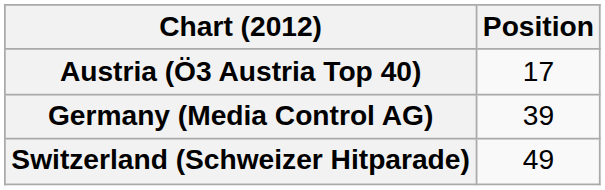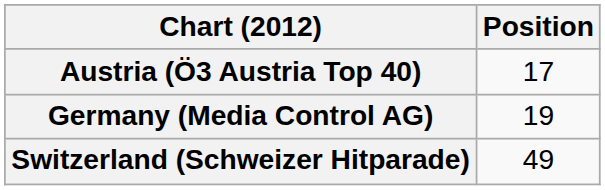(538, 116) 39 -> (538, 116) 19
